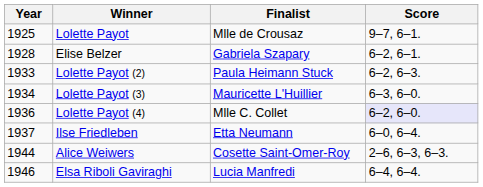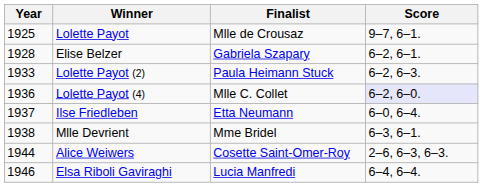- row: (100, 93)
+ row: (92, 133)
